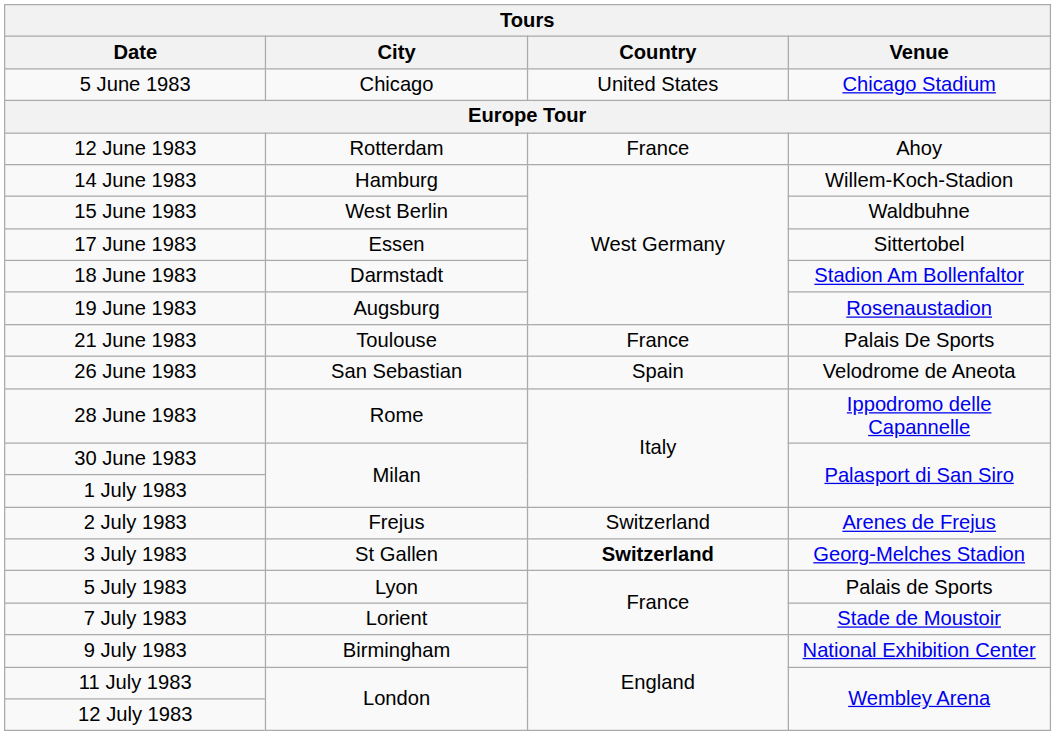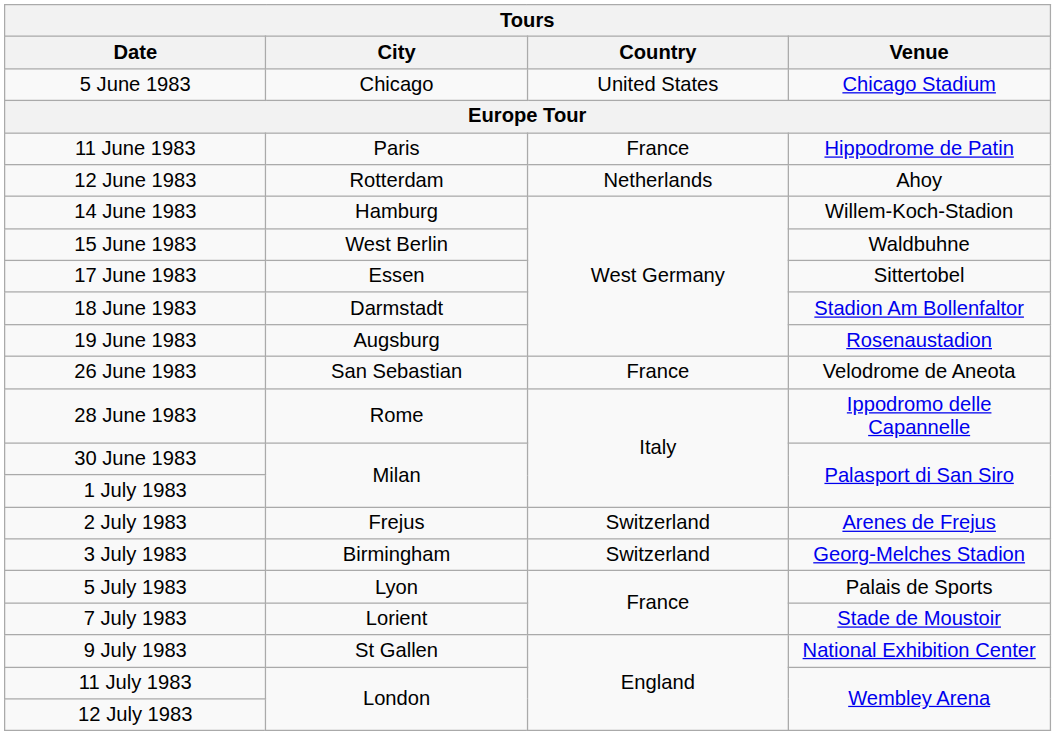+ row: (135, 148)
(658, 148) France -> (658, 180) Netherlands
- row: (135, 340)
(658, 372) Spain -> (658, 372) France
(397, 554) St Gallen -> (397, 554) Birmingham
(658, 554) bold -> (658, 554) normal
(397, 650) Birmingham -> (397, 650) St Gallen
